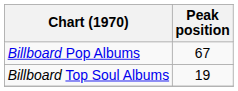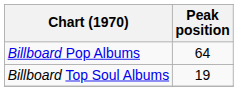(203, 53) 67 -> (203, 53) 64
